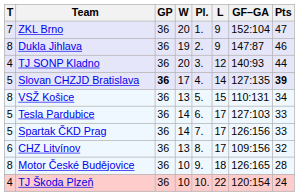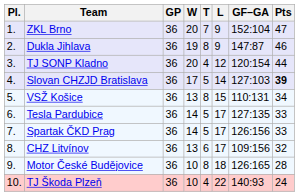columns swapped: (202, 13) <-> (10, 13)
(248, 64) 140:93 -> (251, 64) 120:154
(163, 81) bold -> (172, 81) normal
(251, 81) 127:135 -> (251, 81) 127:103
(251, 115) 127:103 -> (251, 115) 127:135
(251, 183) 120:154 -> (248, 183) 140:93
